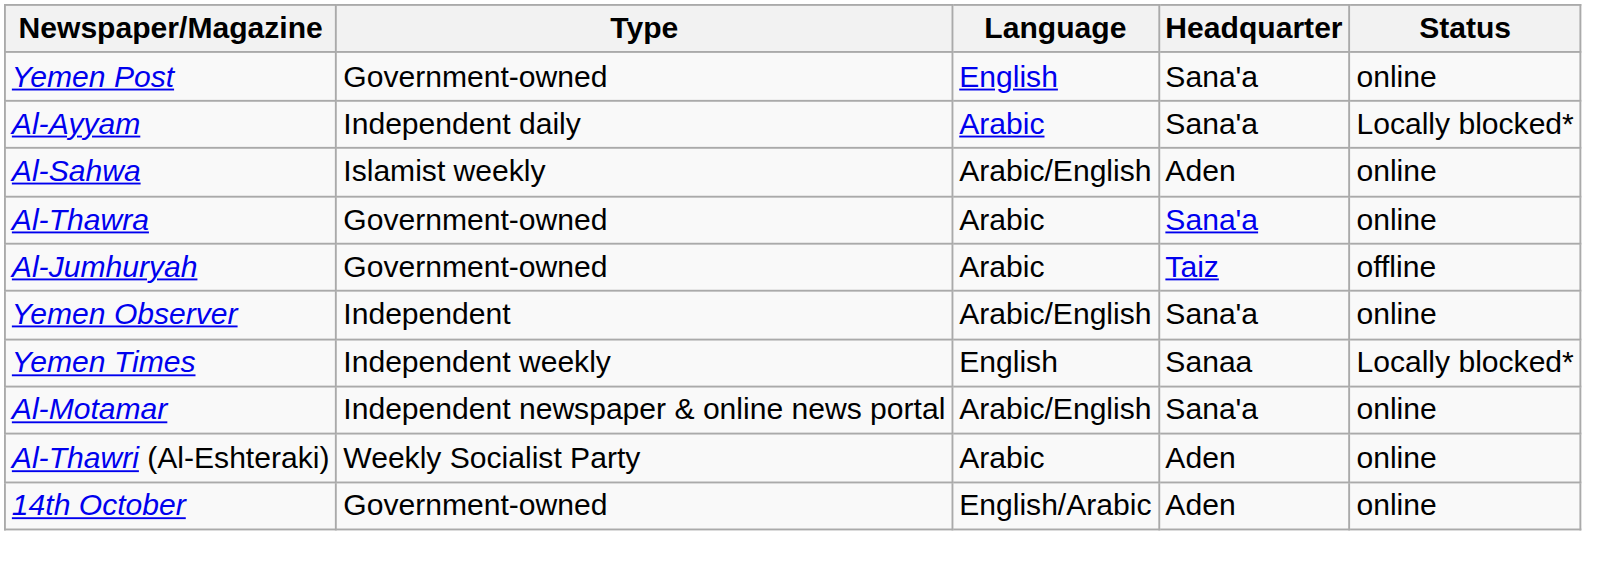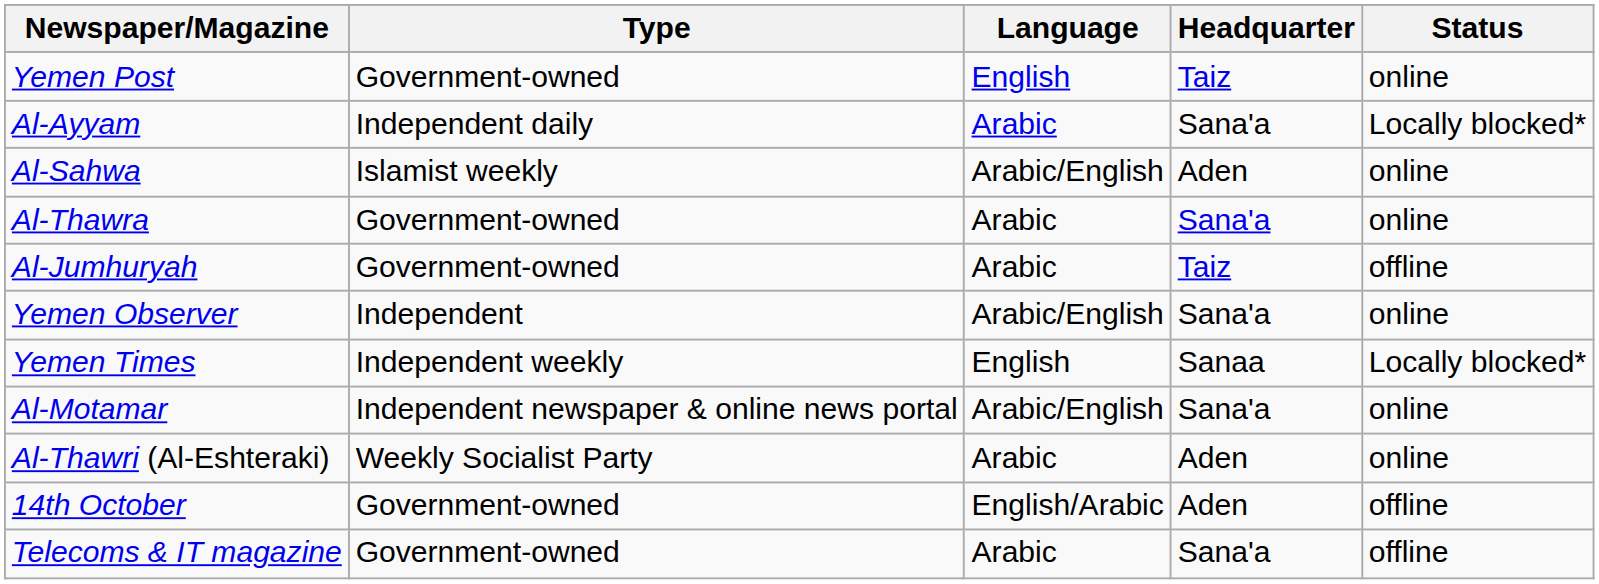(1212, 76) Sana'a -> (1204, 76) Taiz
(1397, 505) online -> (1409, 505) offline
+ row: (177, 553)
